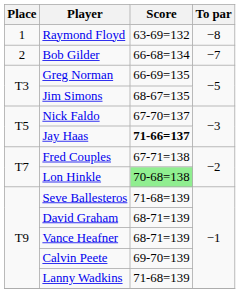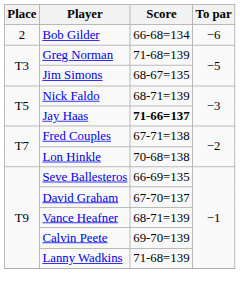- row: (84, 34)
(214, 55) −7 -> (214, 34) −6
(161, 75) 66-69=135 -> (161, 55) 71-68=139
(161, 116) 67-70=137 -> (161, 95) 68-71=139
(161, 177) lightgreen background -> (161, 156) no background
(161, 197) 71-68=139 -> (161, 177) 66-69=135
(161, 217) 68-71=139 -> (161, 197) 67-70=137
